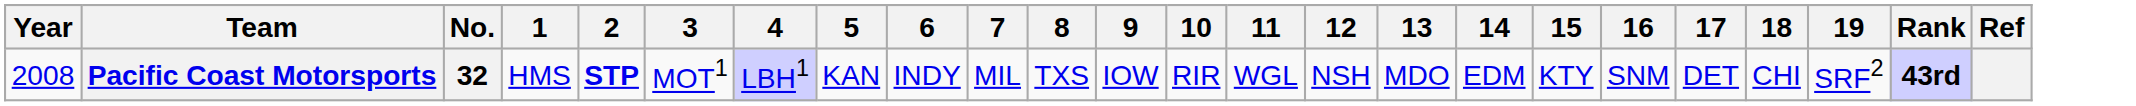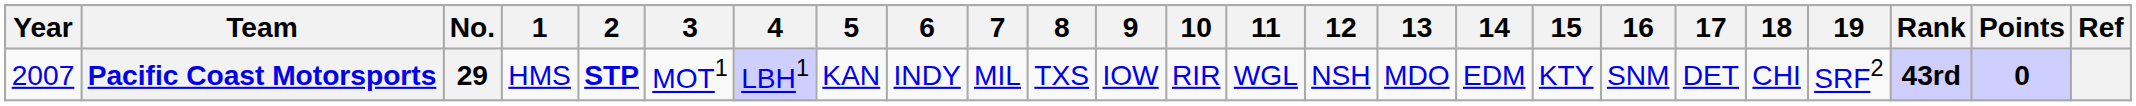+ column: (2022, 27)
(43, 75) 2008 -> (43, 75) 2007
(472, 75) 32 -> (472, 75) 29
